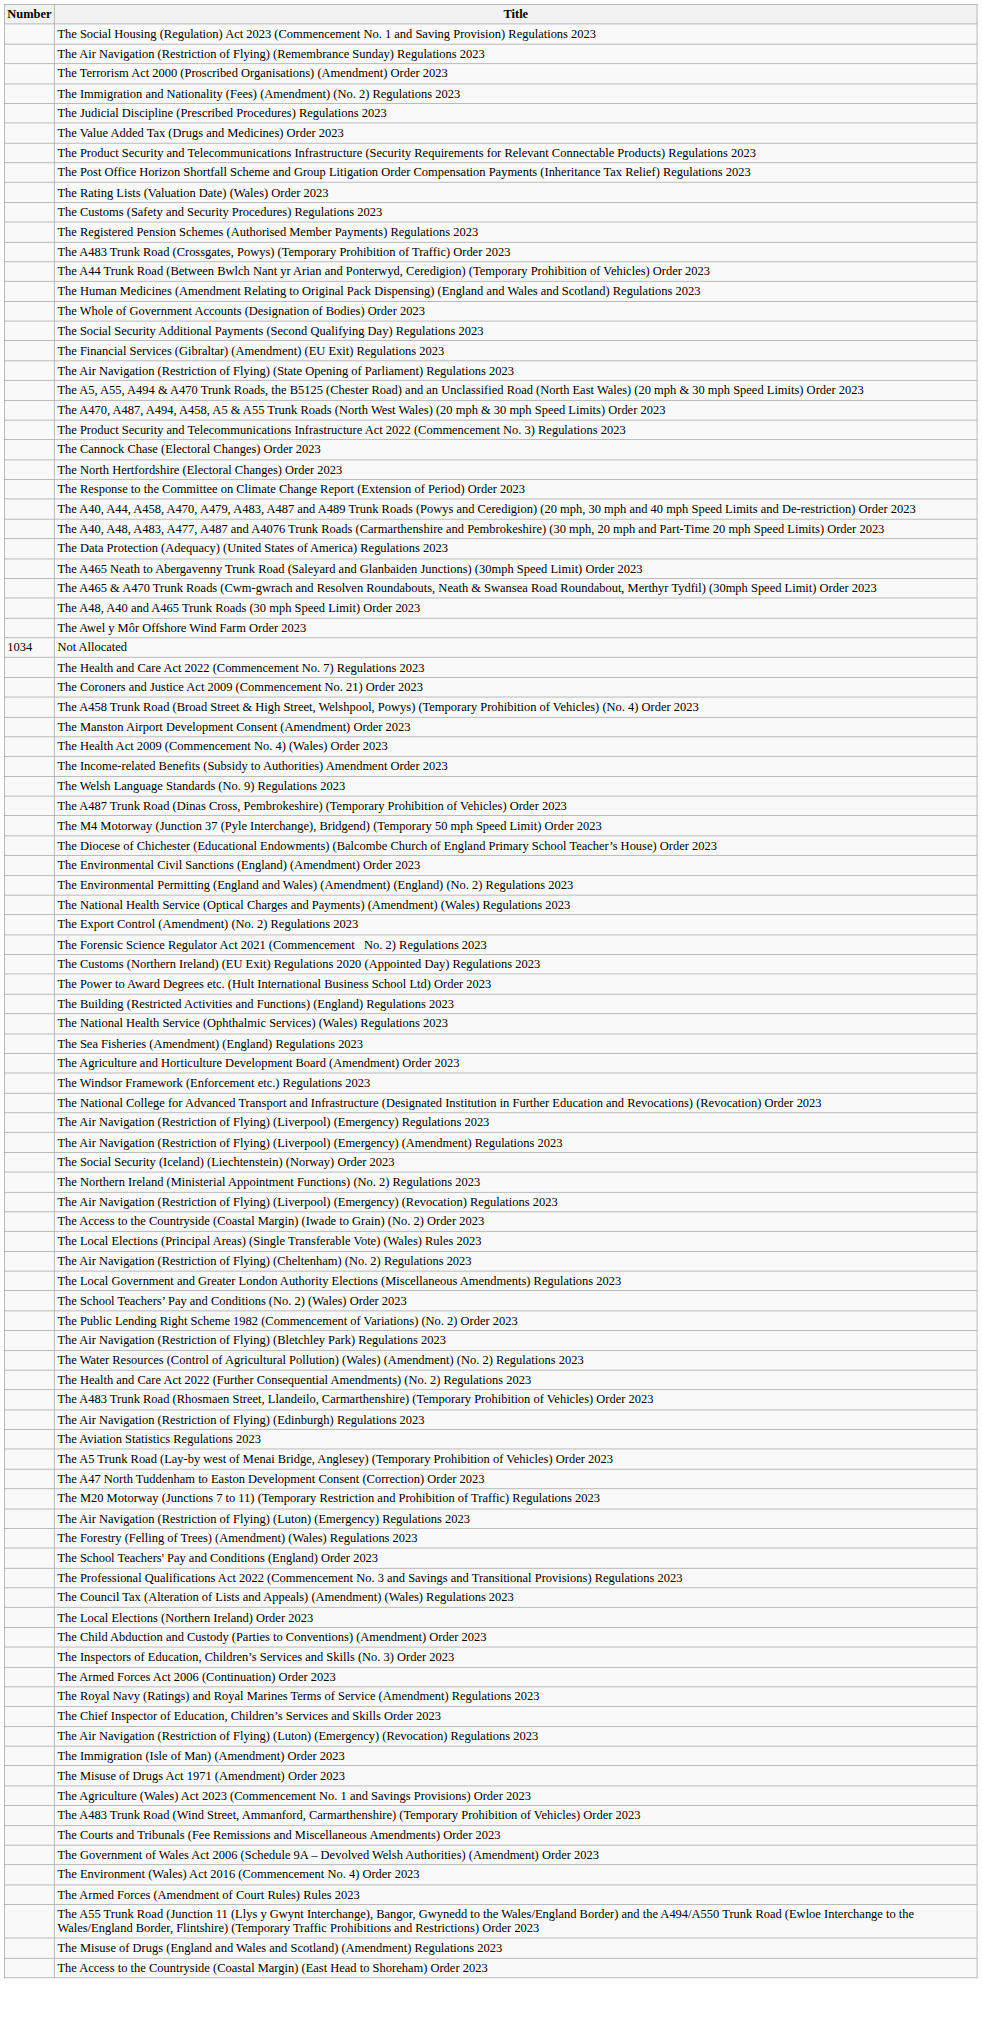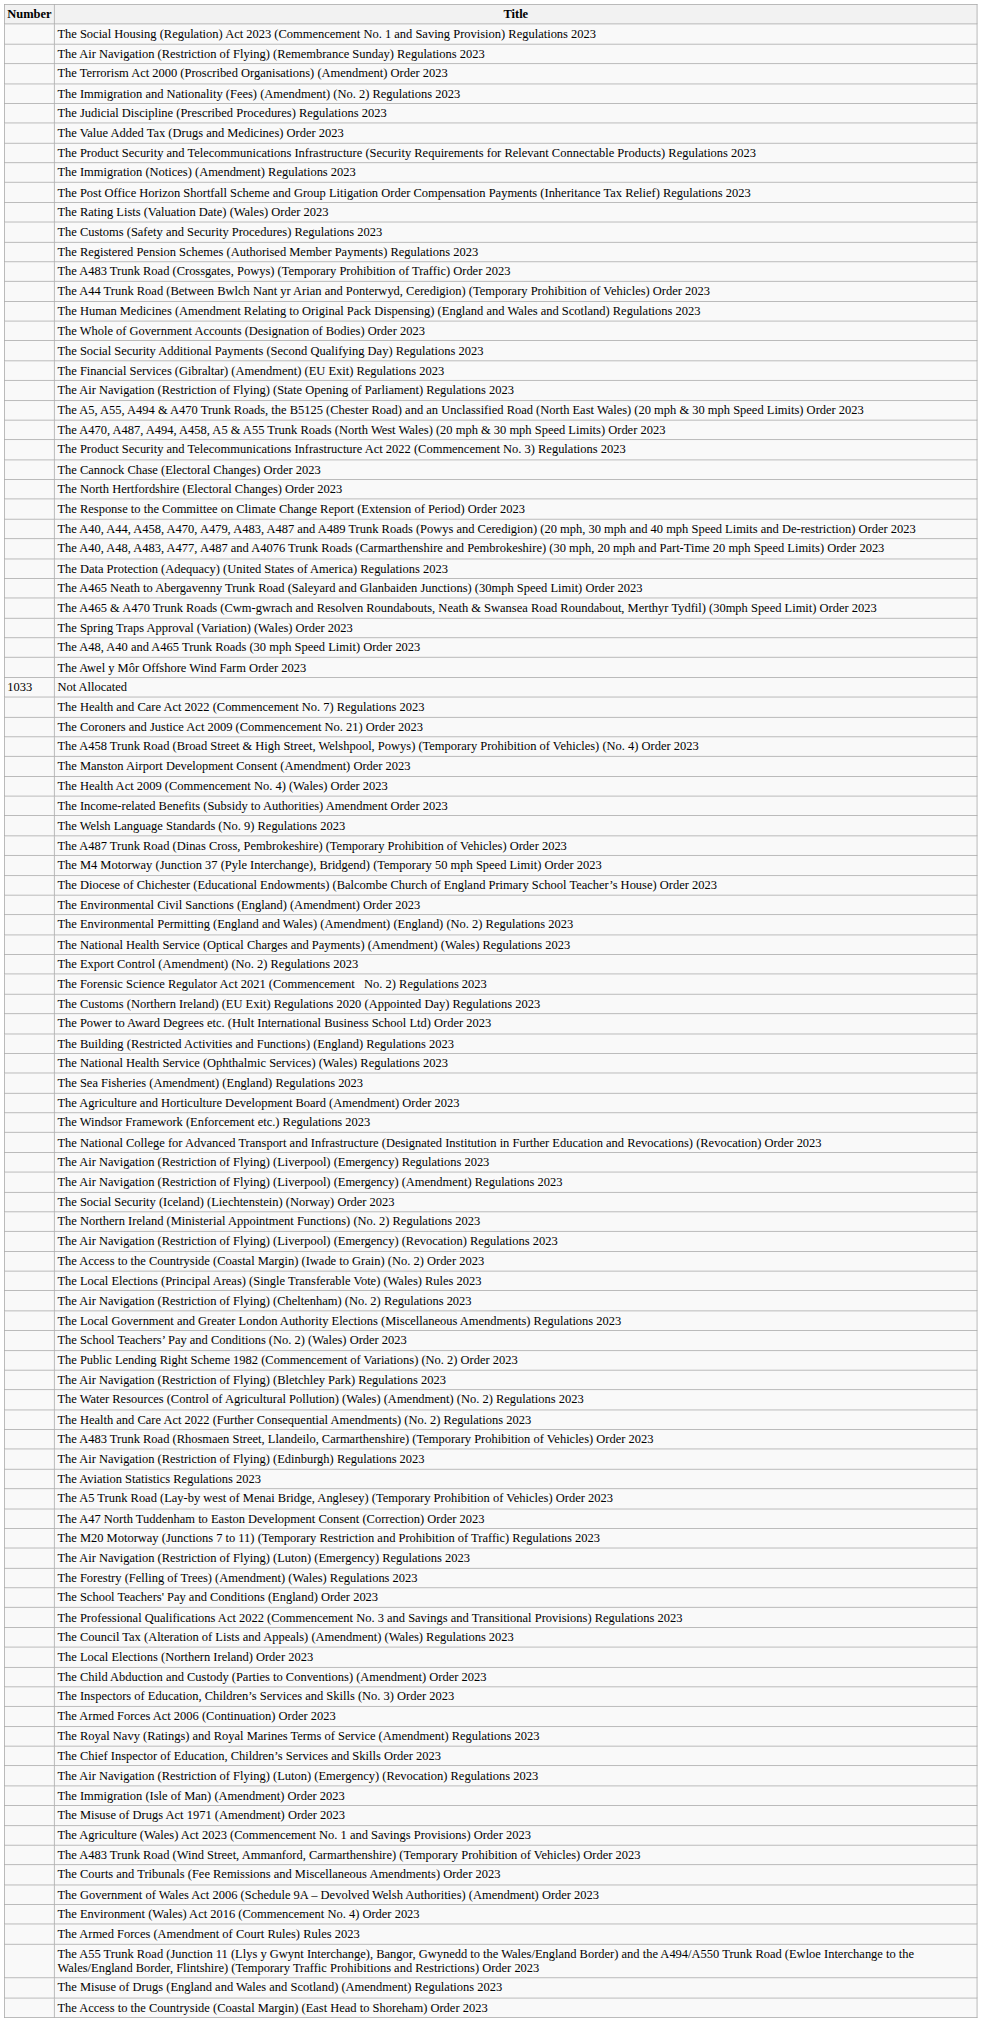+ row: (207, 172)
+ row: (205, 627)
(20, 647) 1034 -> (20, 687) 1033
